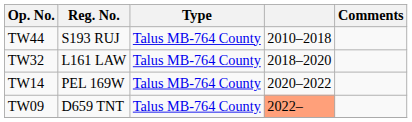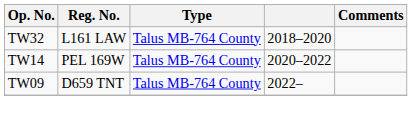- row: (26, 38)
(285, 106) lightsalmon background -> (285, 83) no background
